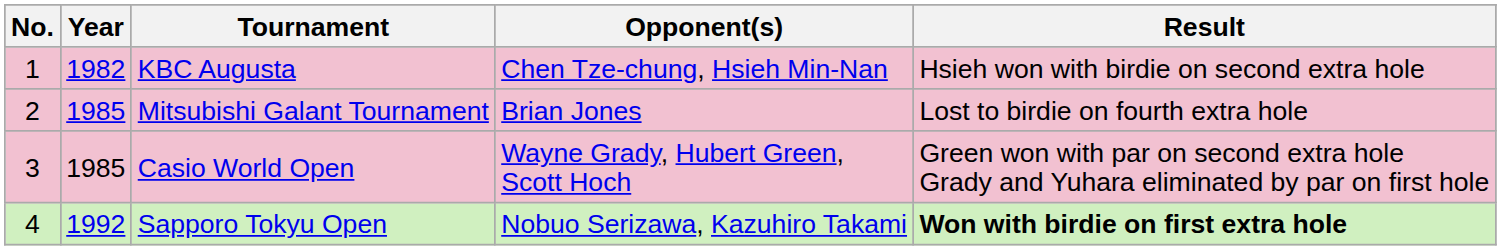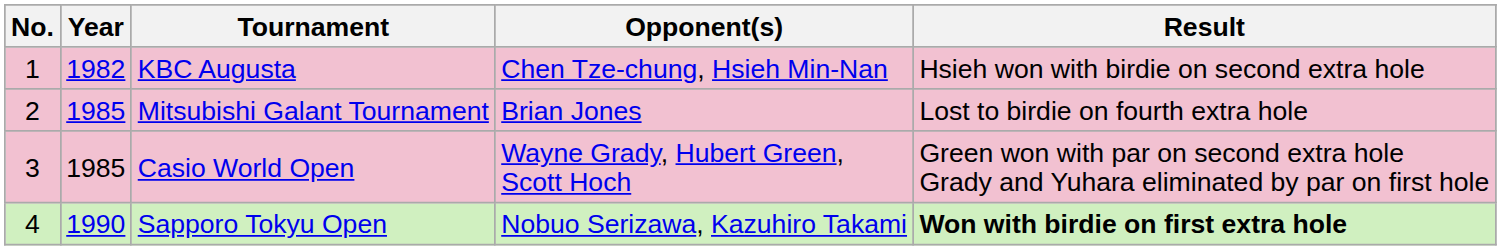(96, 224) 1992 -> (96, 224) 1990
